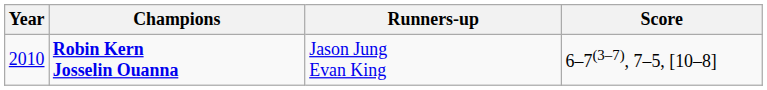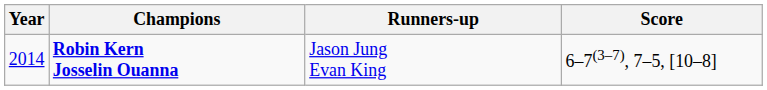(27, 59) 2010 -> (27, 59) 2014
